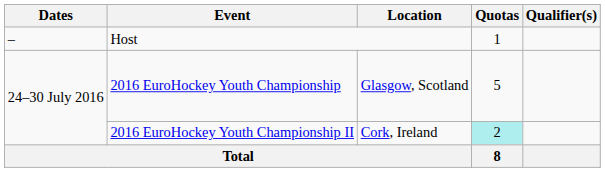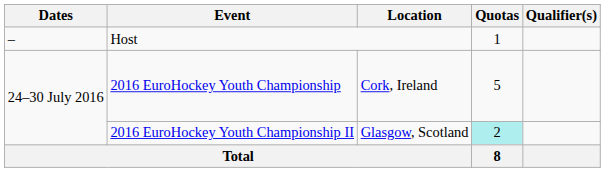(415, 85) Glasgow, Scotland -> (399, 85) Cork, Ireland
(399, 133) Cork, Ireland -> (415, 133) Glasgow, Scotland
